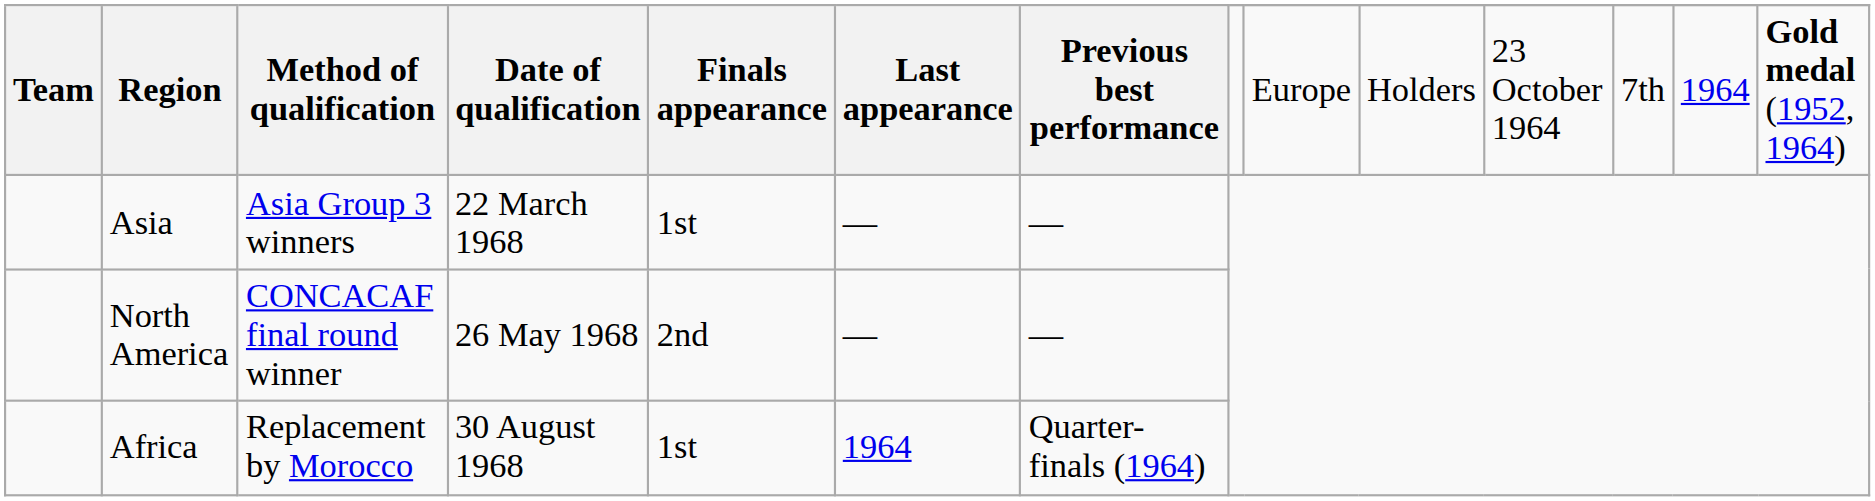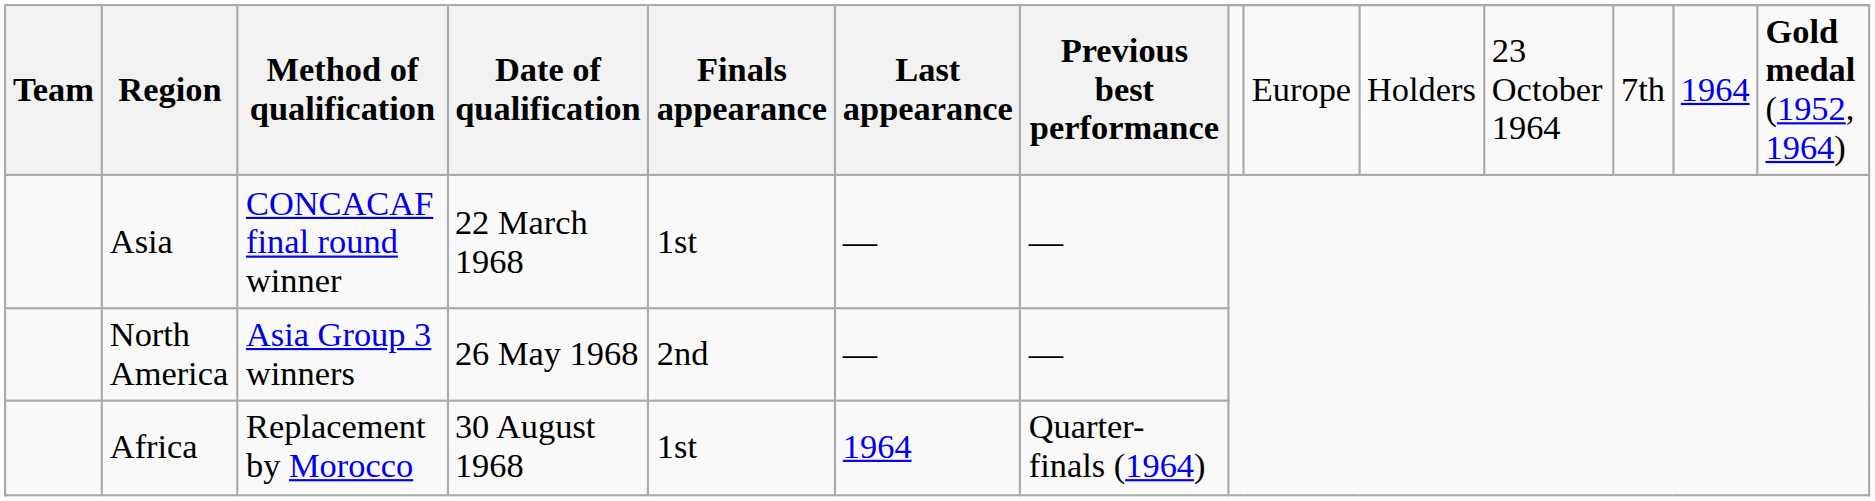(339, 221) Asia Group 3 winners -> (340, 241) CONCACAF final round winner
(340, 334) CONCACAF final round winner -> (339, 353) Asia Group 3 winners
